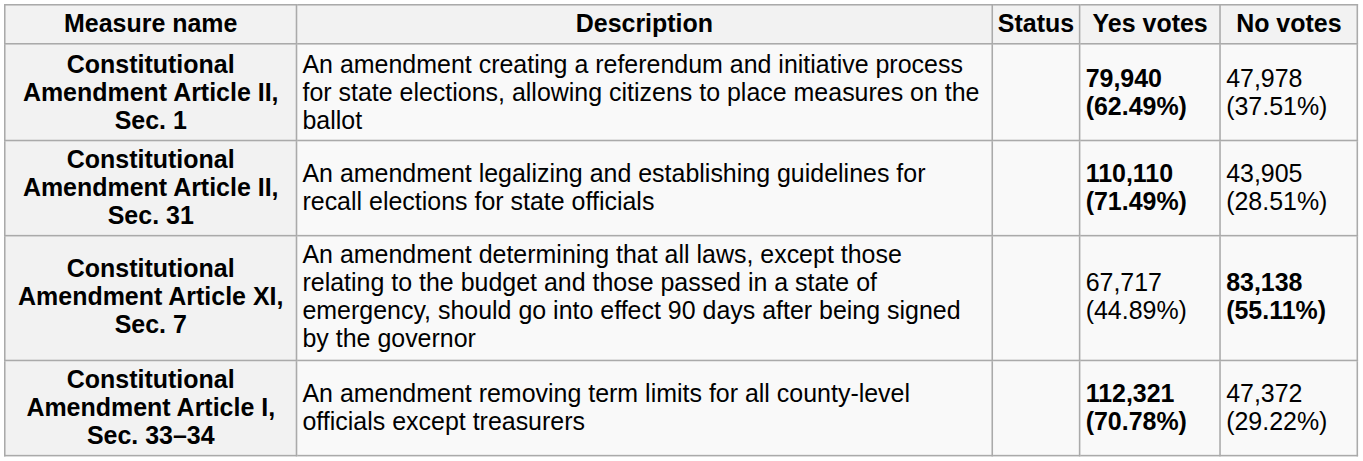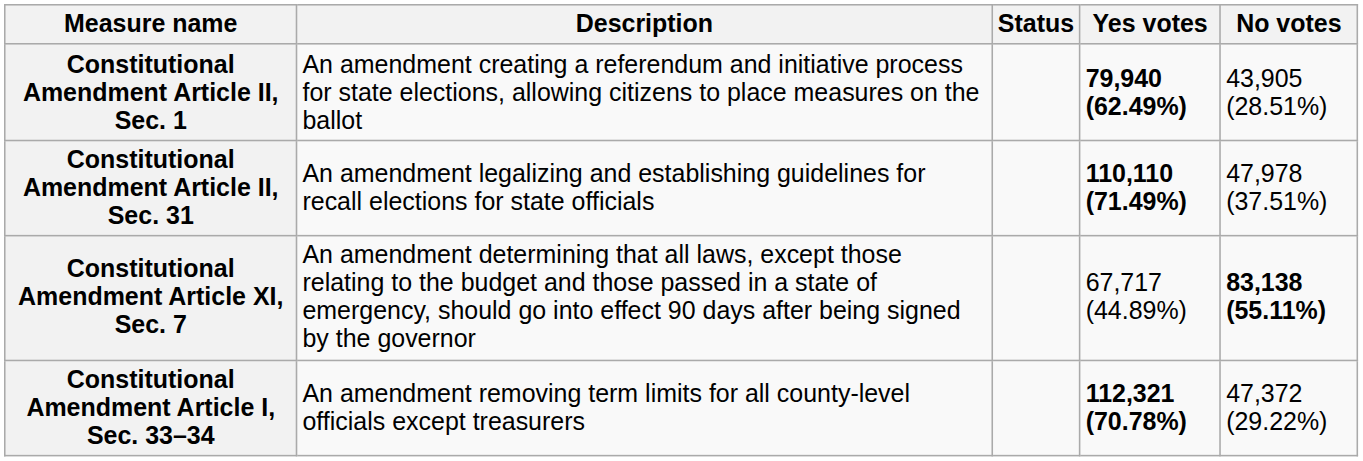(1277, 91) 47,978 (37.51%) -> (1277, 91) 43,905 (28.51%)
(1277, 187) 43,905 (28.51%) -> (1277, 187) 47,978 (37.51%)
